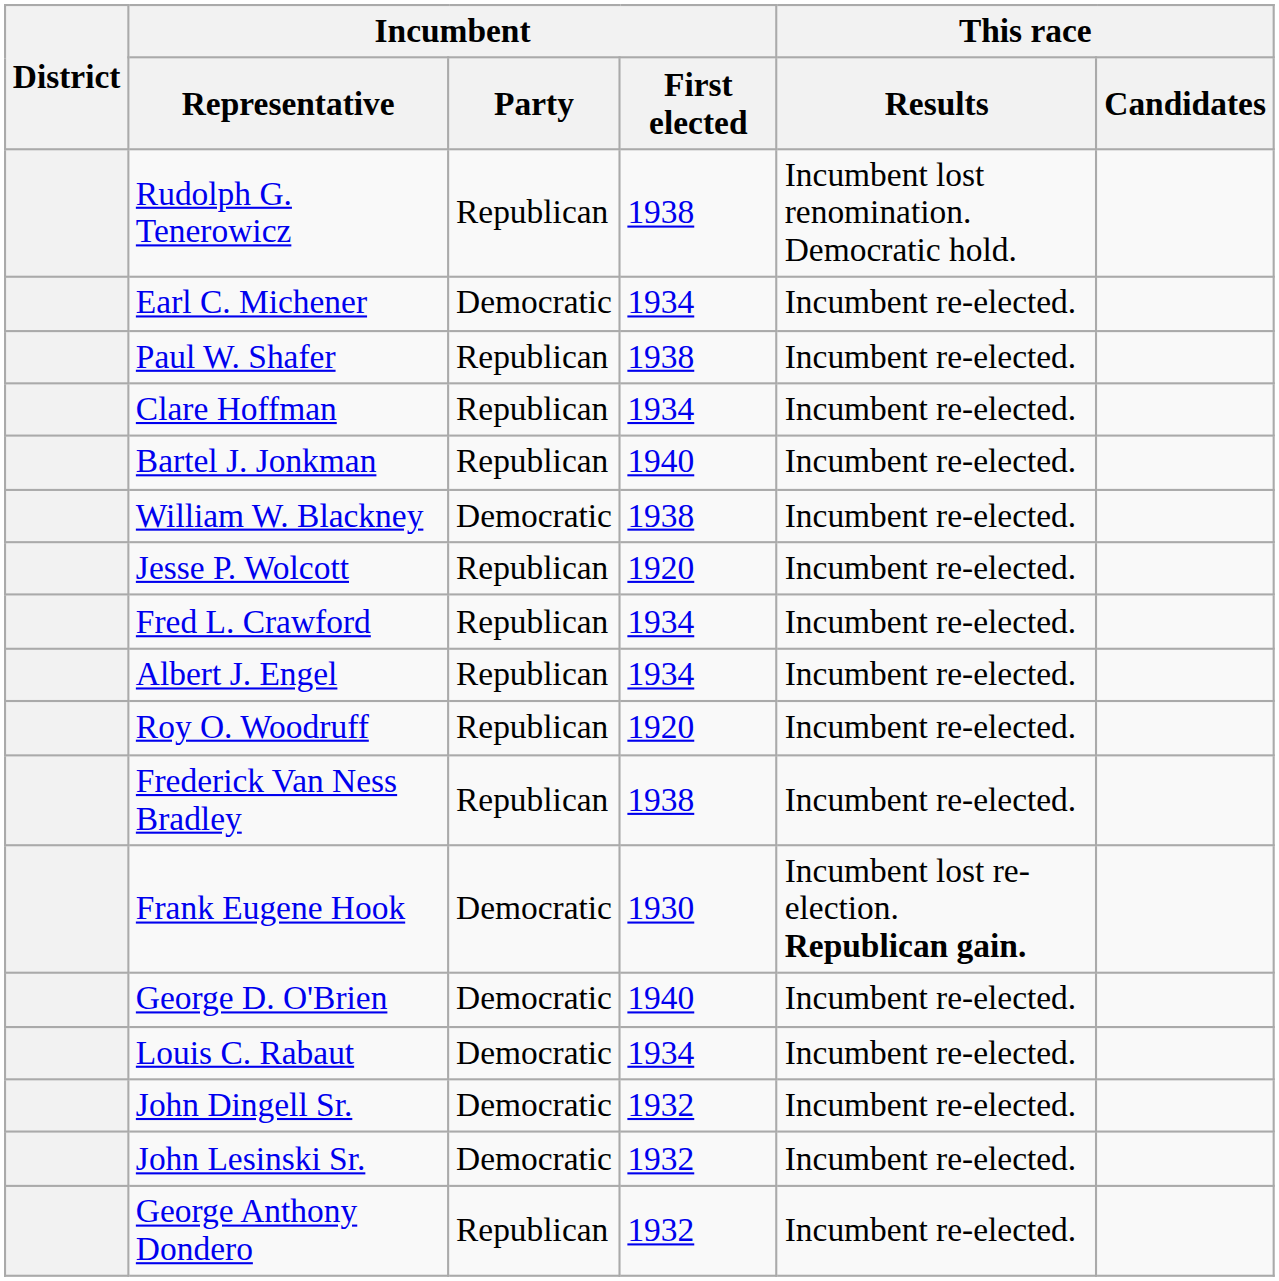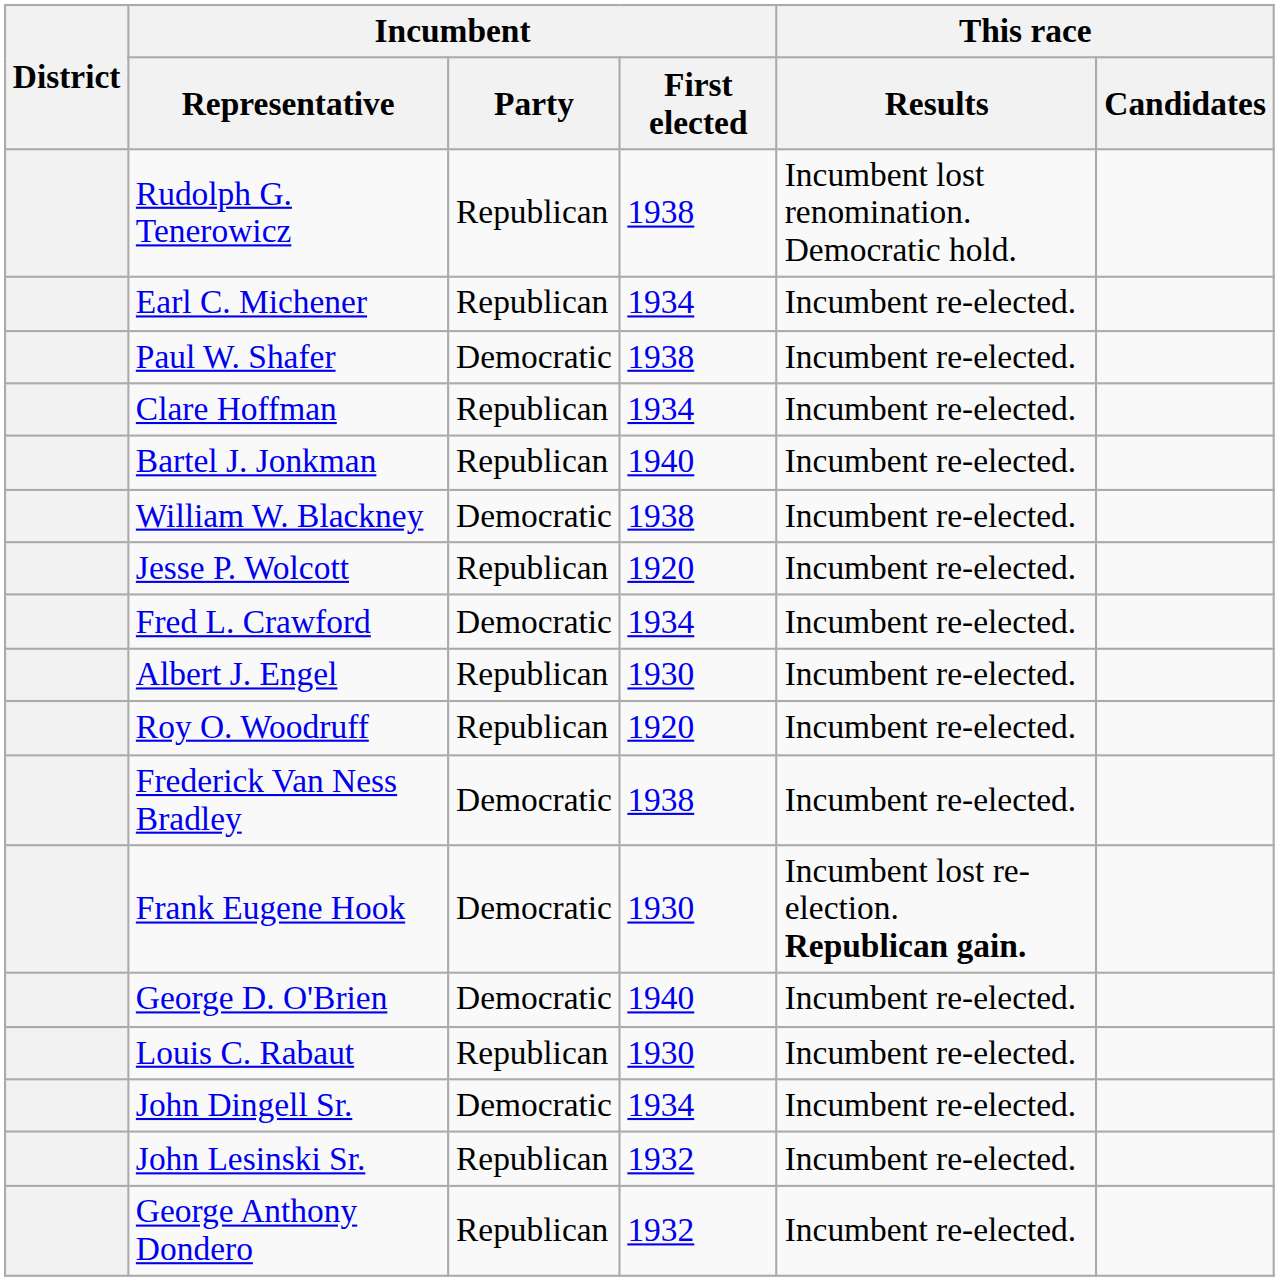(534, 302) Democratic -> (532, 302) Republican
(532, 356) Republican -> (534, 356) Democratic
(532, 621) Republican -> (534, 621) Democratic
(661, 674) 1934 -> (661, 674) 1930
(532, 799) Republican -> (534, 799) Democratic
(534, 1052) Democratic -> (532, 1052) Republican
(661, 1052) 1934 -> (661, 1052) 1930
(661, 1105) 1932 -> (661, 1105) 1934
(534, 1158) Democratic -> (532, 1158) Republican
